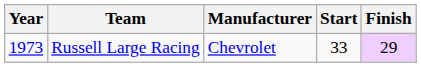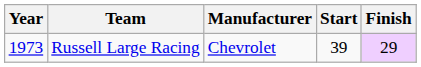(339, 47) 33 -> (339, 47) 39
